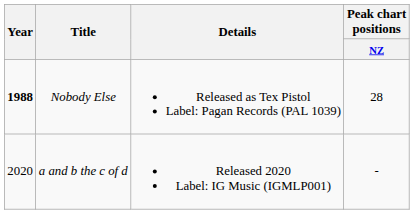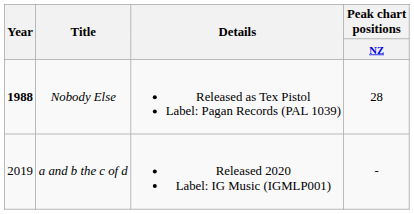(20, 171) 2020 -> (20, 171) 2019
